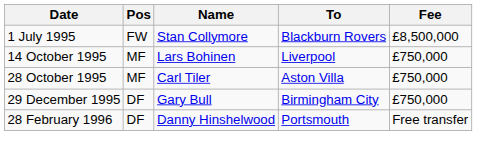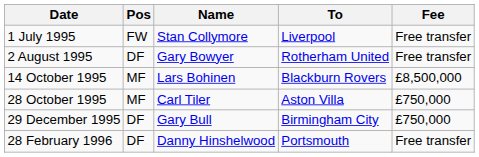(334, 36) Blackburn Rovers -> (308, 36) Liverpool
(425, 36) £8,500,000 -> (433, 36) Free transfer
+ row: (50, 57)
(308, 57) Liverpool -> (334, 78) Blackburn Rovers
(420, 57) £750,000 -> (428, 78) £8,500,000
